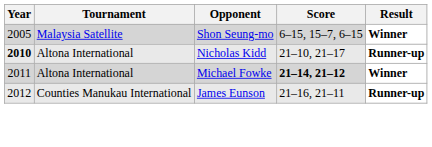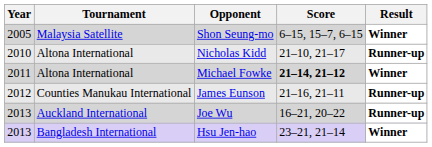(19, 54) bold -> (19, 54) normal
+ row: (215, 113)
+ row: (227, 133)
